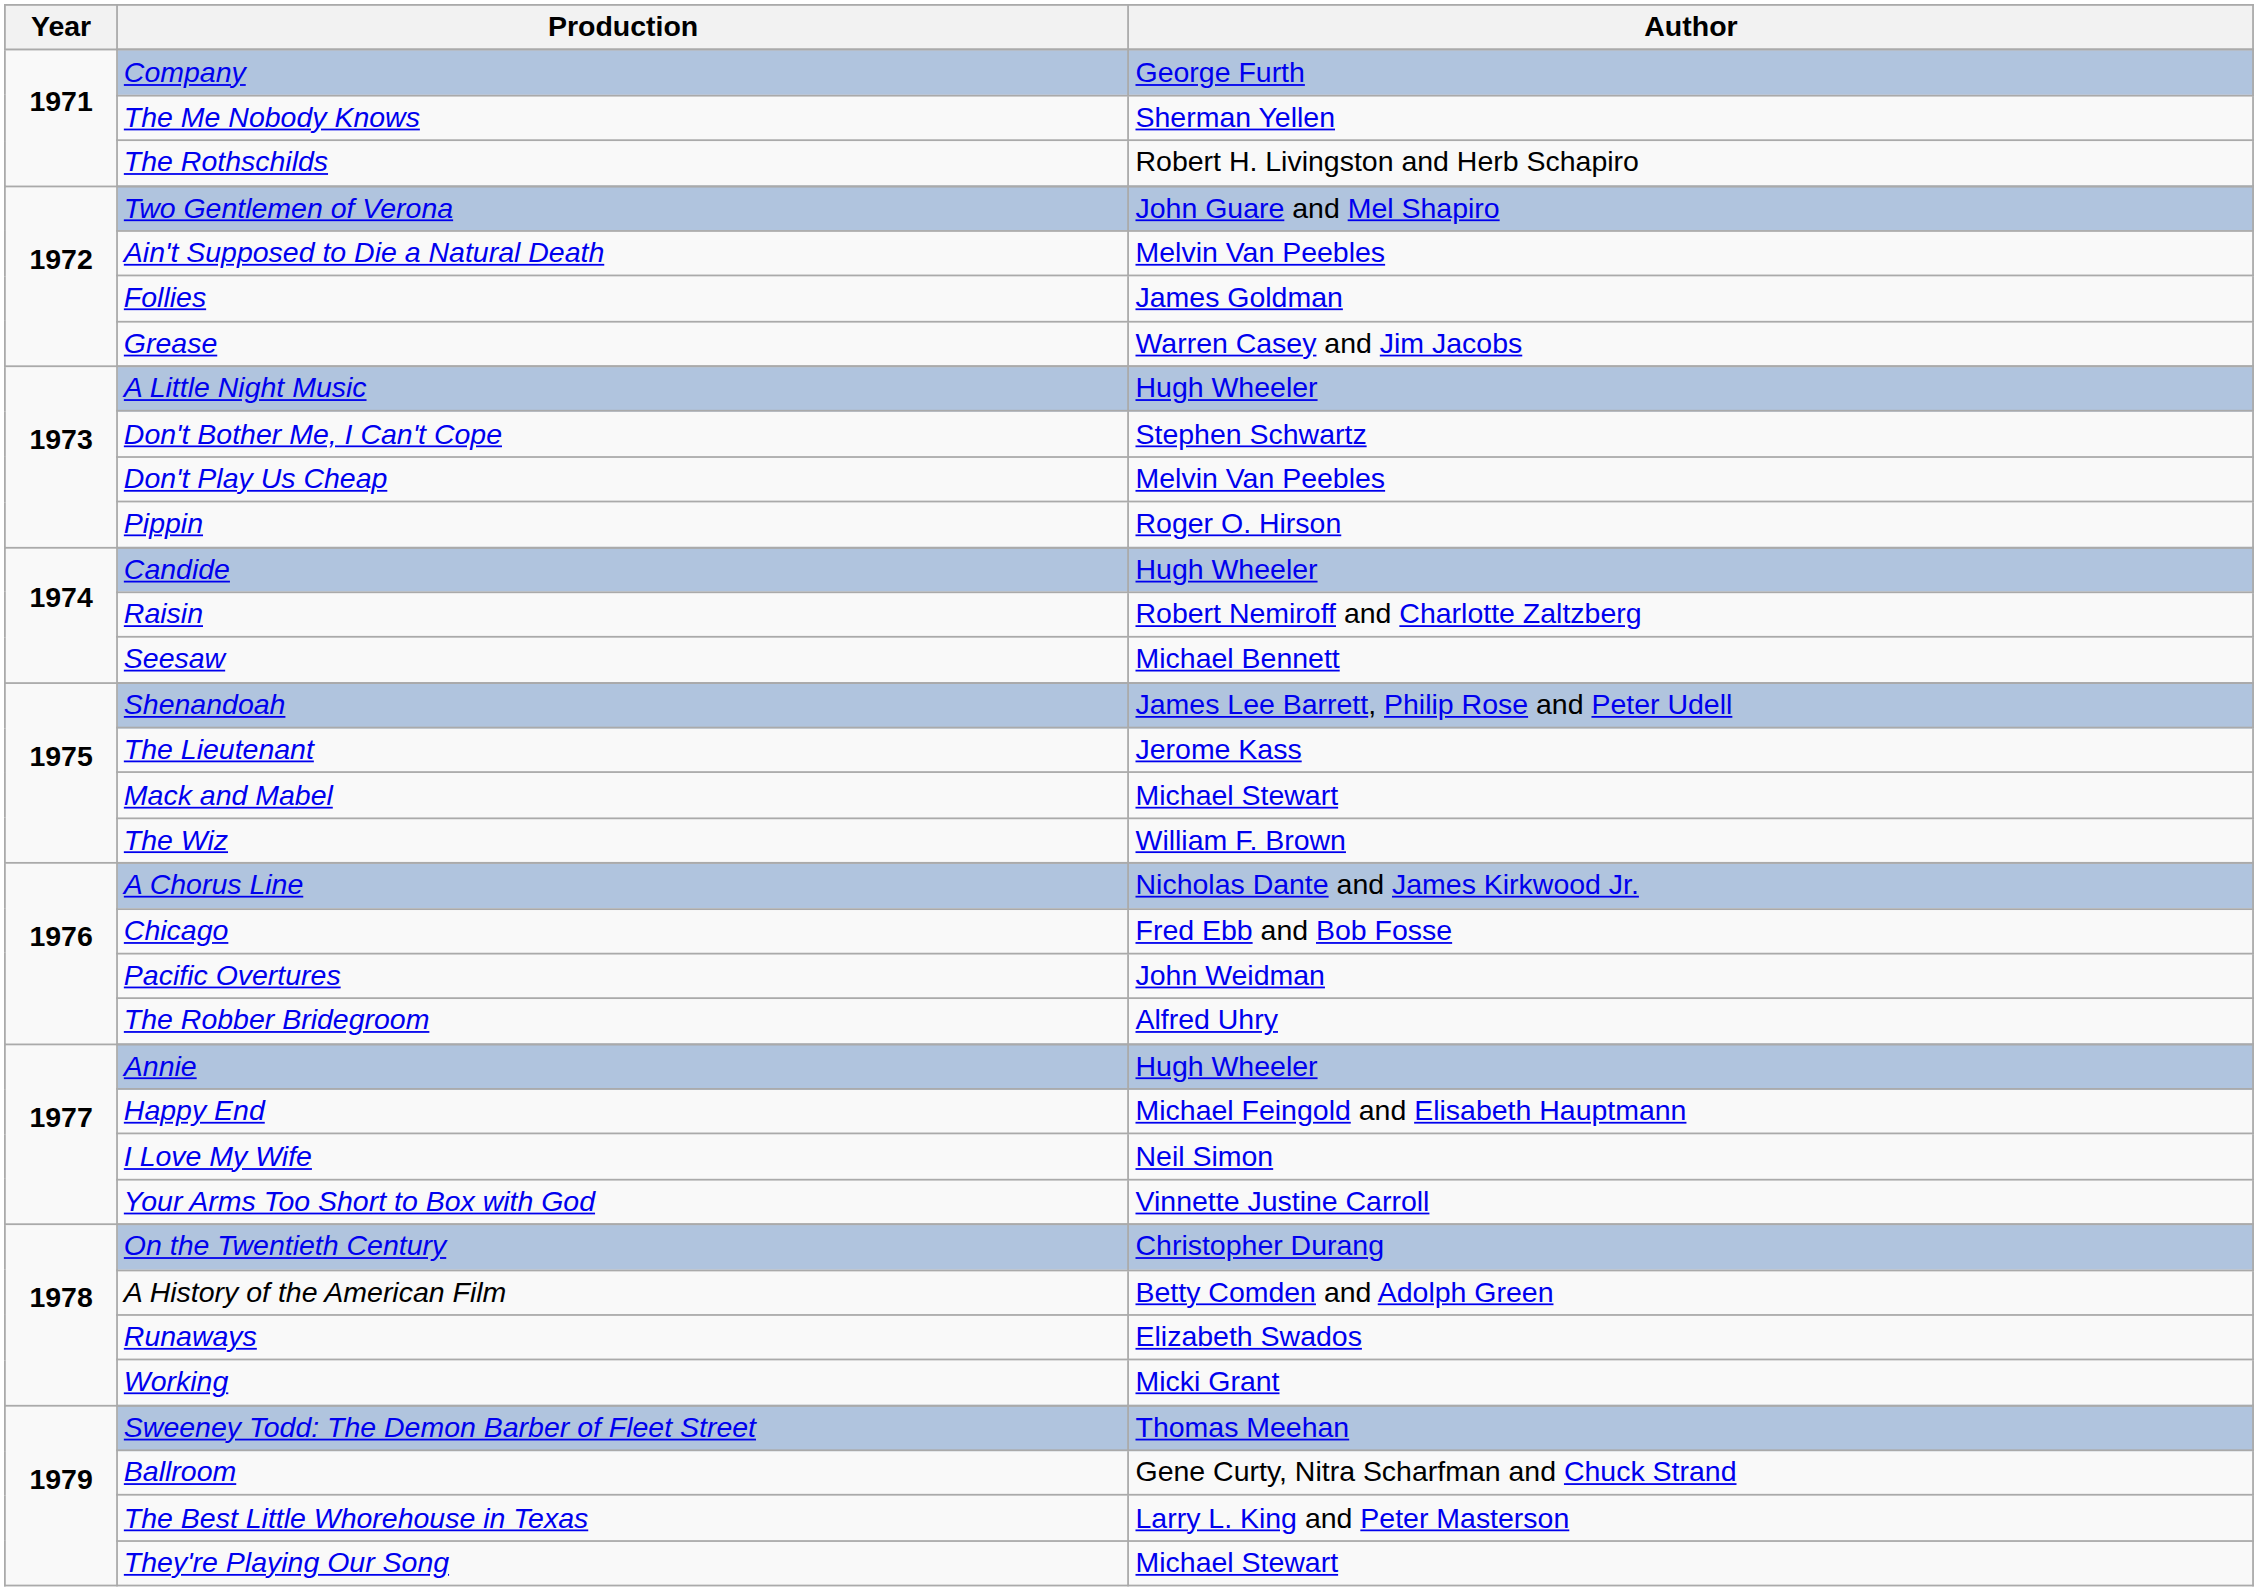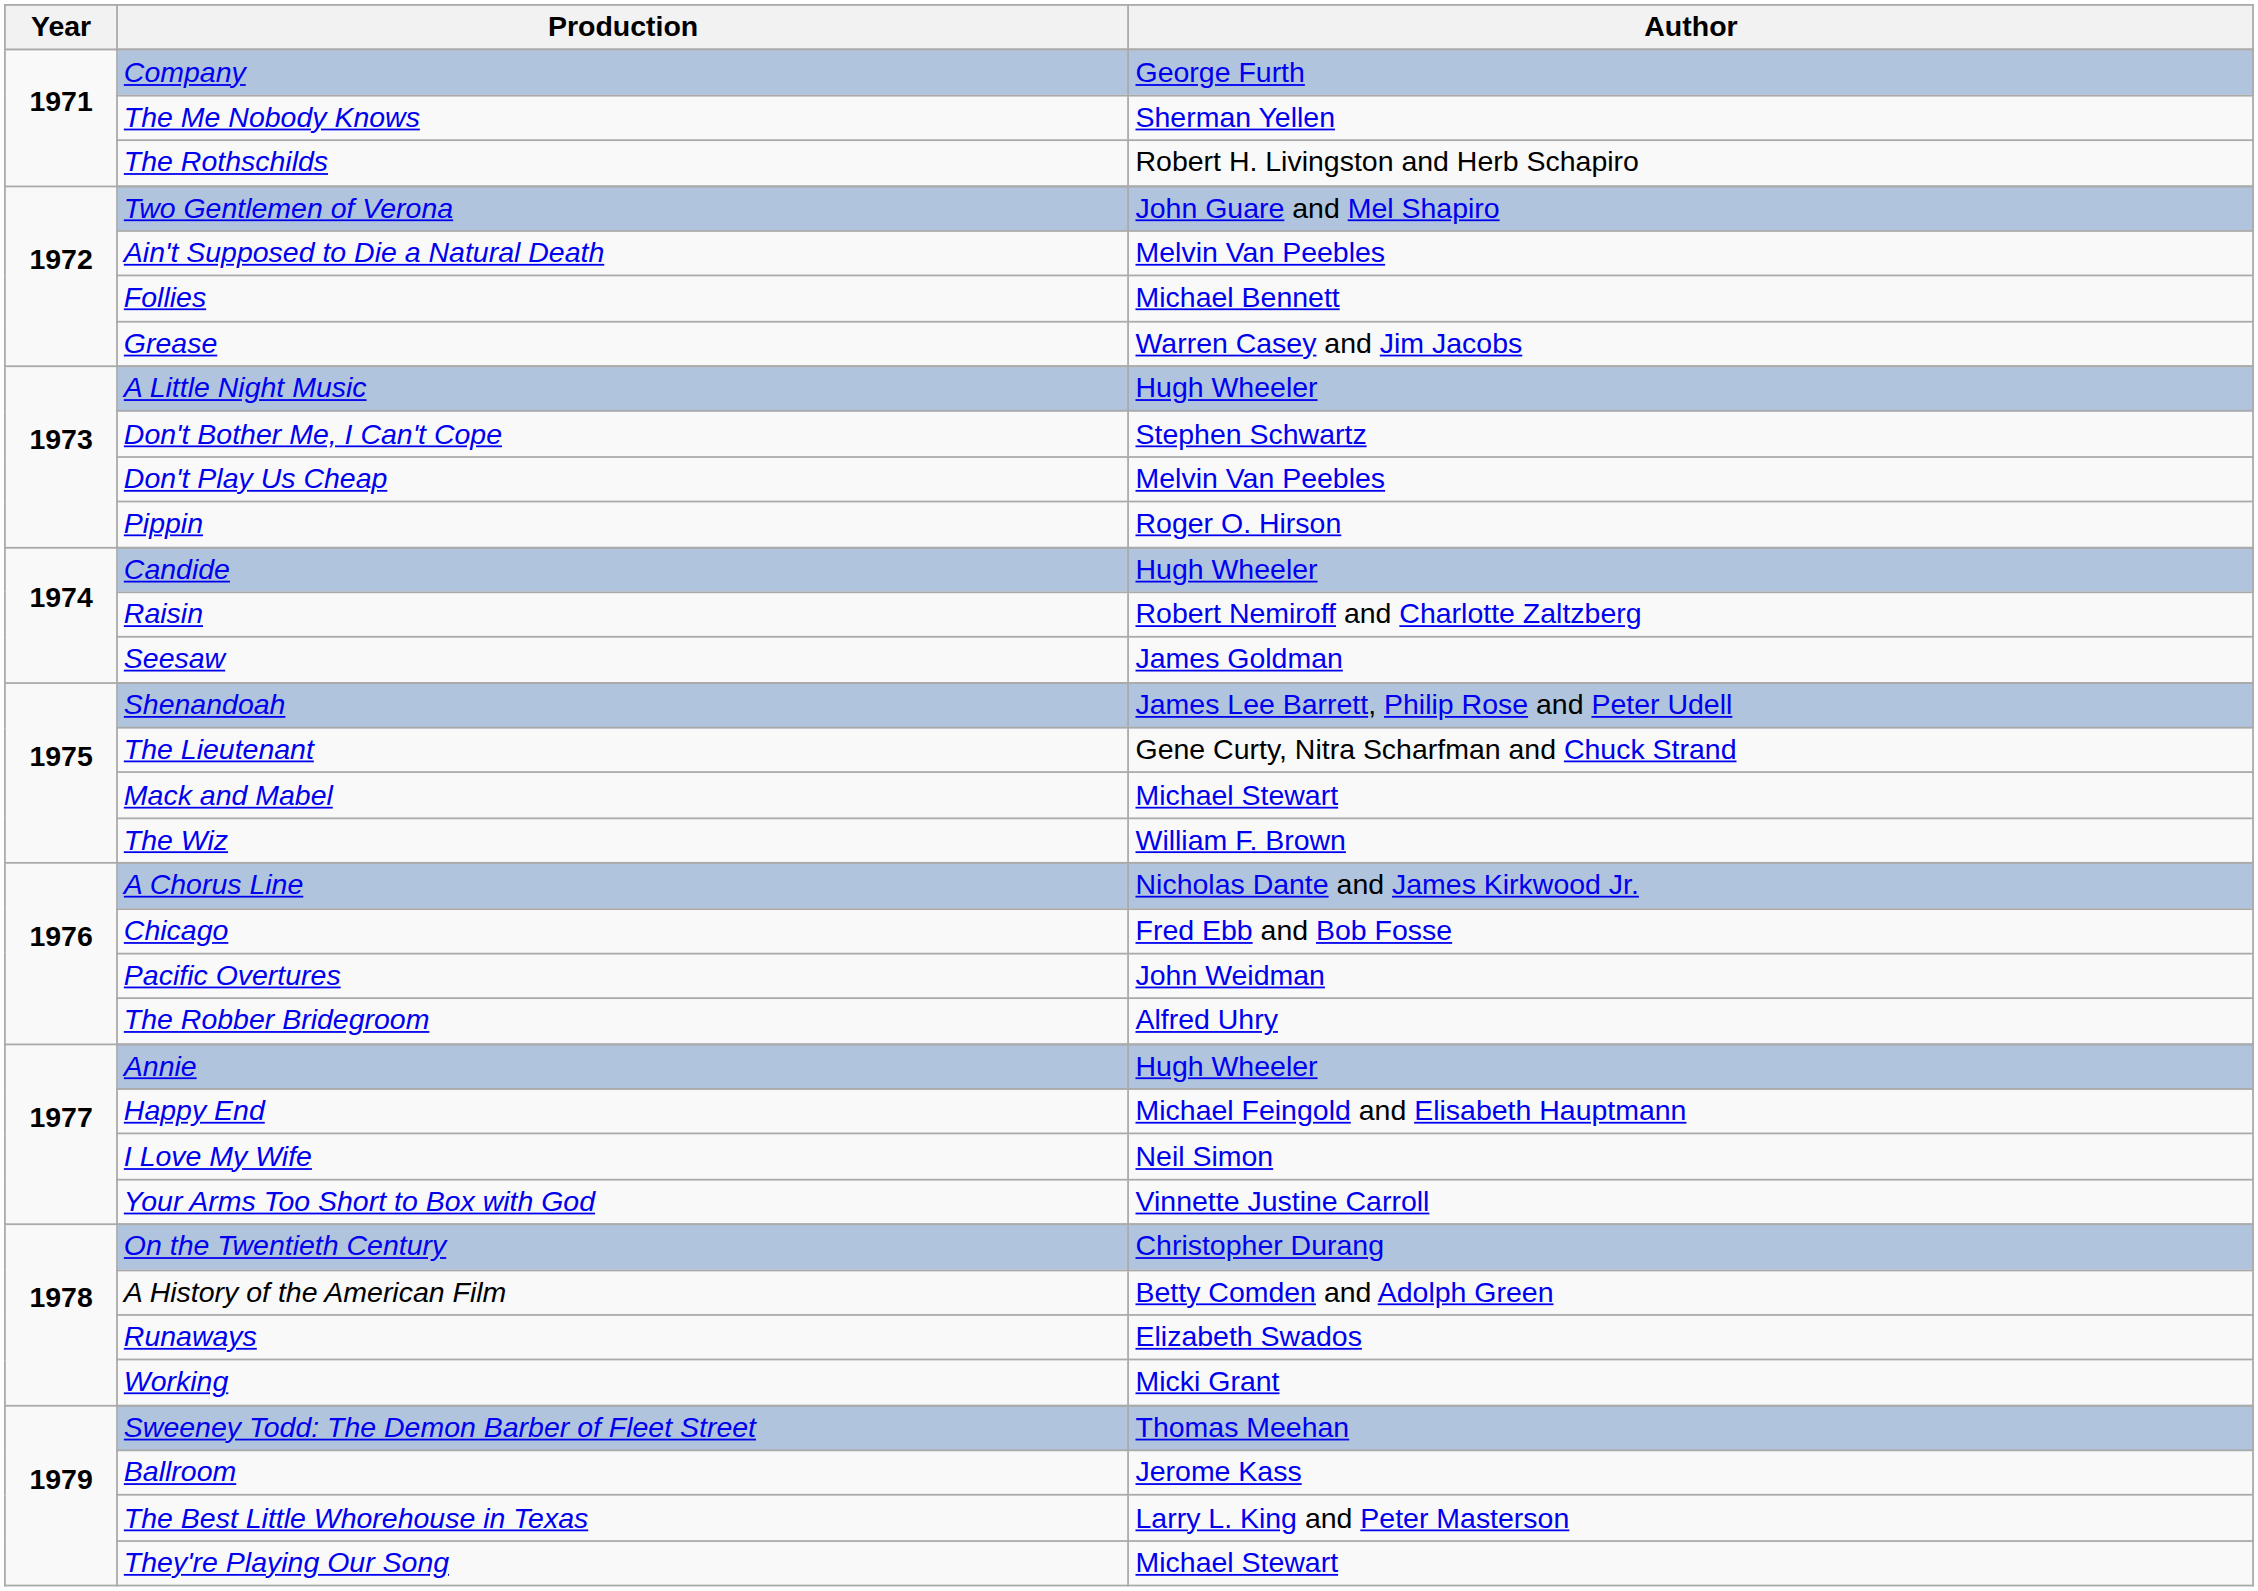(1239, 298) James Goldman -> (1238, 298) Michael Bennett
(1238, 659) Michael Bennett -> (1239, 659) James Goldman
(1219, 749) Jerome Kass -> (1436, 749) Gene Curty, Nitra Scharfman and Chuck Strand
(1436, 1472) Gene Curty, Nitra Scharfman and Chuck Strand -> (1219, 1472) Jerome Kass
